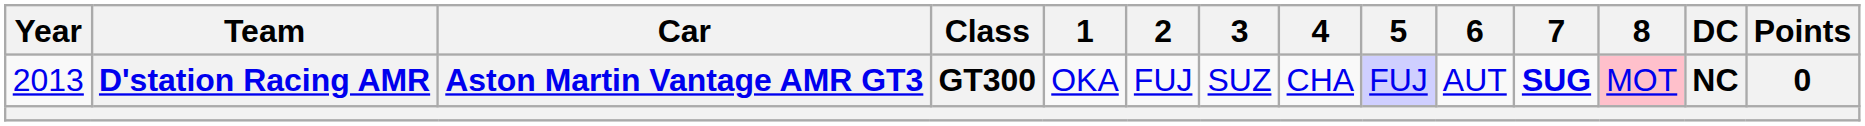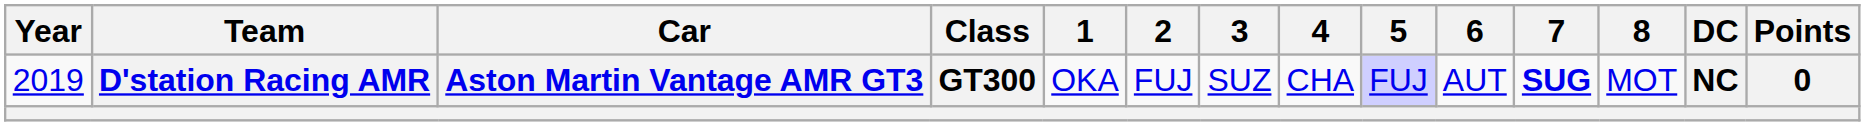(48, 80) 2013 -> (48, 80) 2019
(1642, 80) pink background -> (1642, 80) no background
